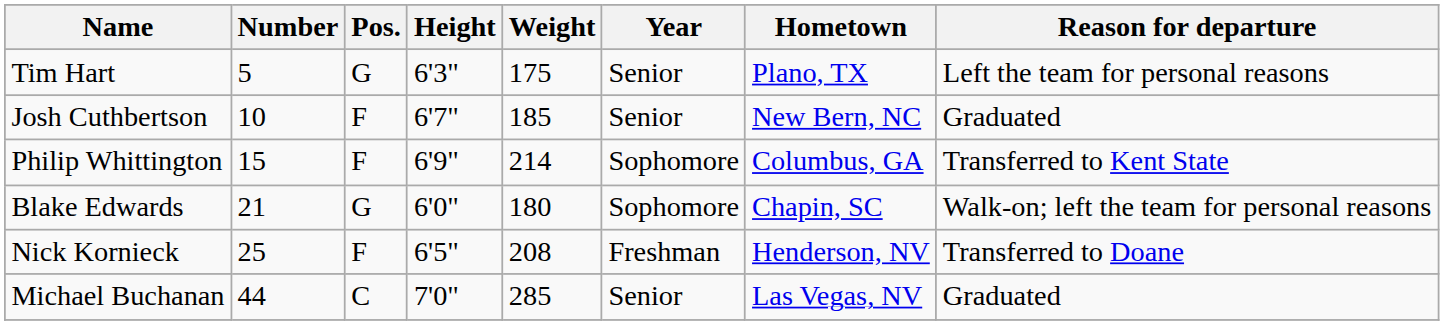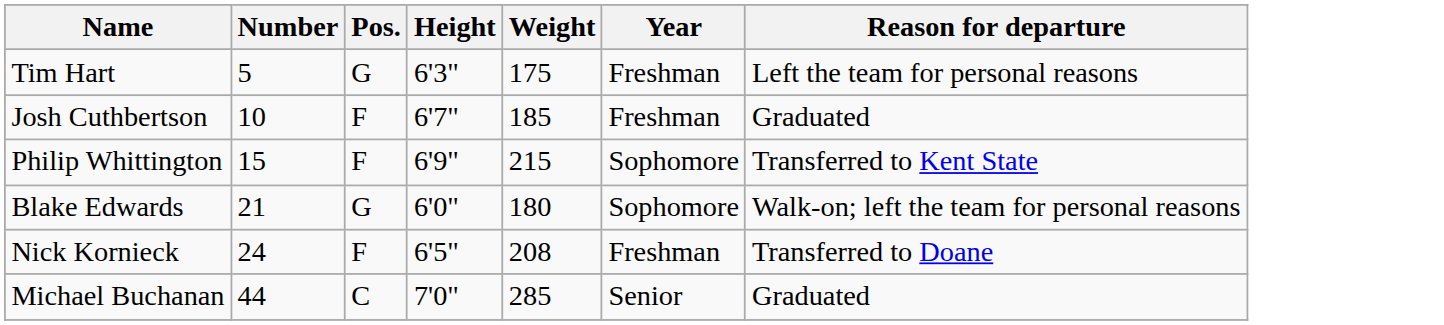- column: (841, 26)
(645, 71) Senior -> (664, 71) Freshman
(645, 116) Senior -> (664, 116) Freshman
(530, 161) 214 -> (530, 161) 215
(252, 251) 25 -> (252, 251) 24
